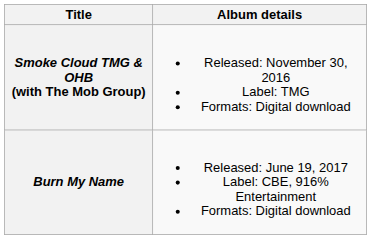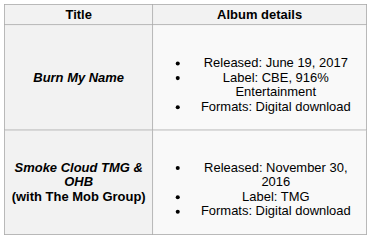rows swapped: (79, 77) <-> (79, 182)
